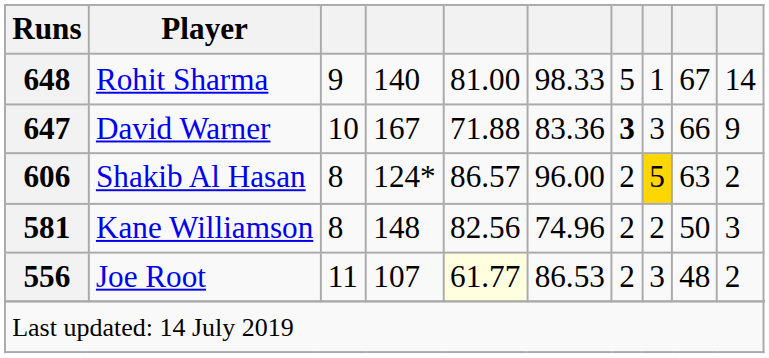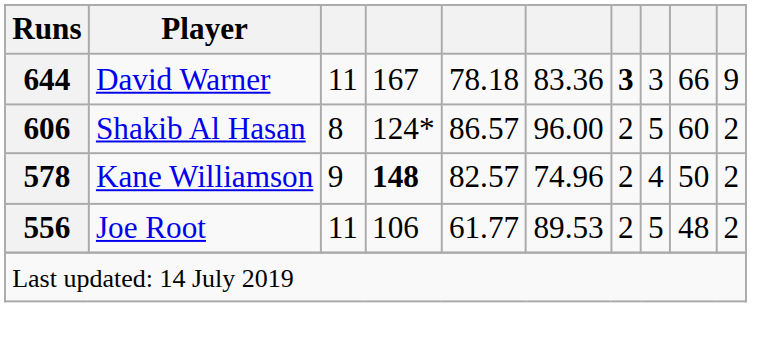- row: (182, 78)
(47, 128) 647 -> (47, 78) 644
(343, 128) 10 -> (343, 78) 11
(485, 128) 71.88 -> (484, 78) 78.18
(657, 177) gold background -> (656, 128) no background
(695, 177) 63 -> (694, 128) 60
(47, 227) 581 -> (47, 177) 578
(336, 227) 8 -> (336, 177) 9
(397, 227) normal -> (396, 177) bold
(485, 227) 82.56 -> (484, 177) 82.57
(657, 227) 2 -> (656, 177) 4
(733, 227) 3 -> (731, 177) 2
(397, 276) 107 -> (396, 227) 106
(485, 276) lightyellow background -> (484, 227) no background
(570, 276) 86.53 -> (569, 227) 89.53
(657, 276) 3 -> (656, 227) 5
